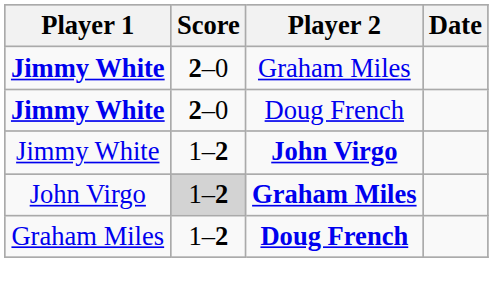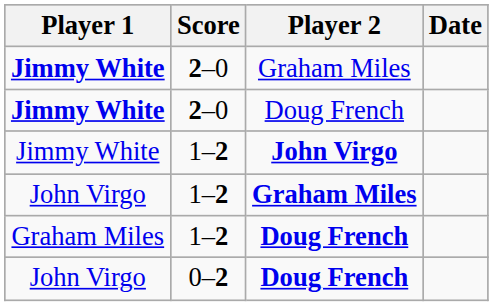(208, 194) lightgrey background -> (208, 194) no background
+ row: (88, 278)
